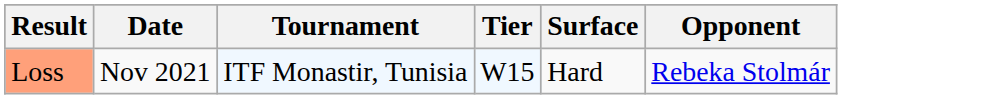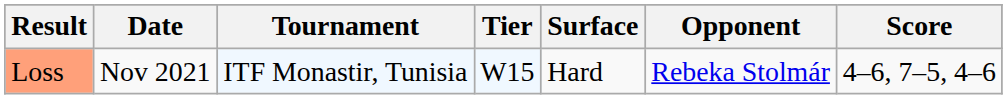+ column: (919, 26)
